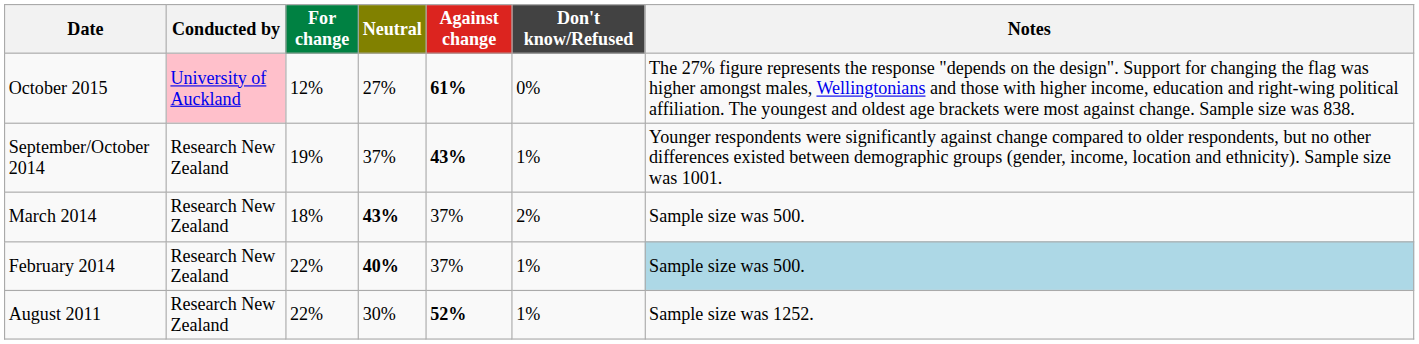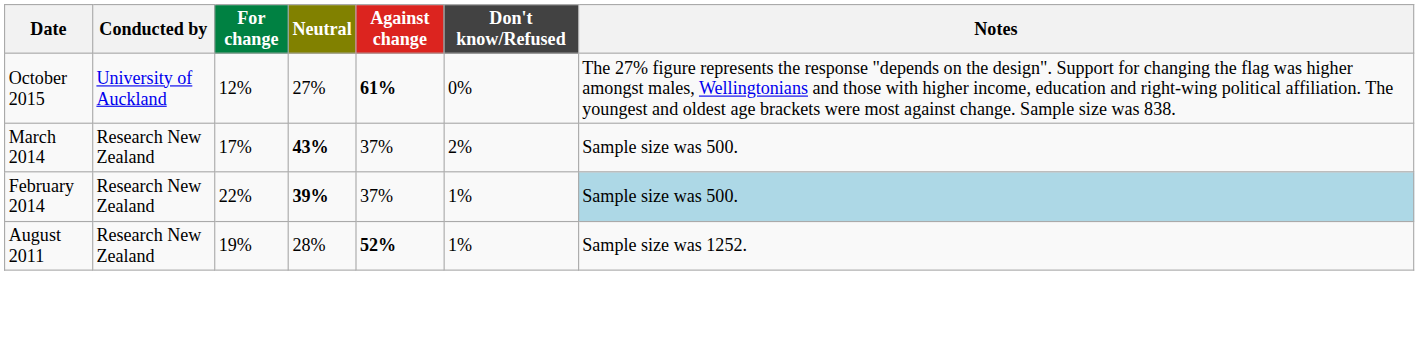(218, 88) pink background -> (144, 88) no background
- row: (79, 157)
(306, 216) 18% -> (235, 147) 17%
(381, 265) 40% -> (310, 196) 39%
(306, 314) 22% -> (235, 245) 19%
(379, 314) 30% -> (309, 245) 28%
